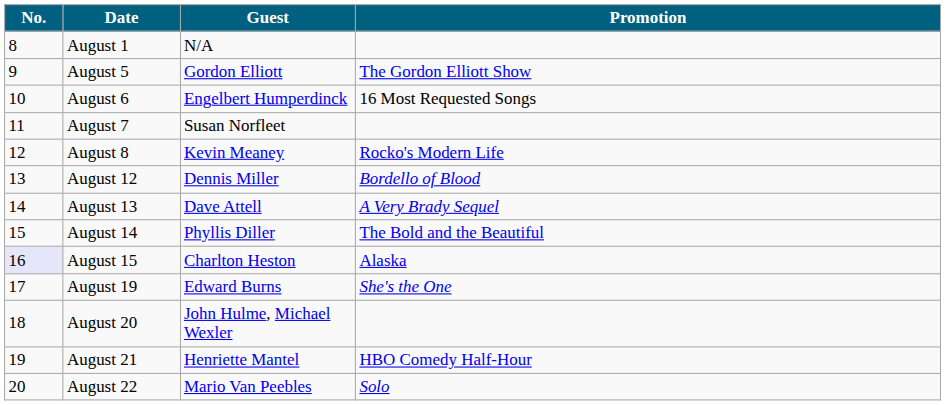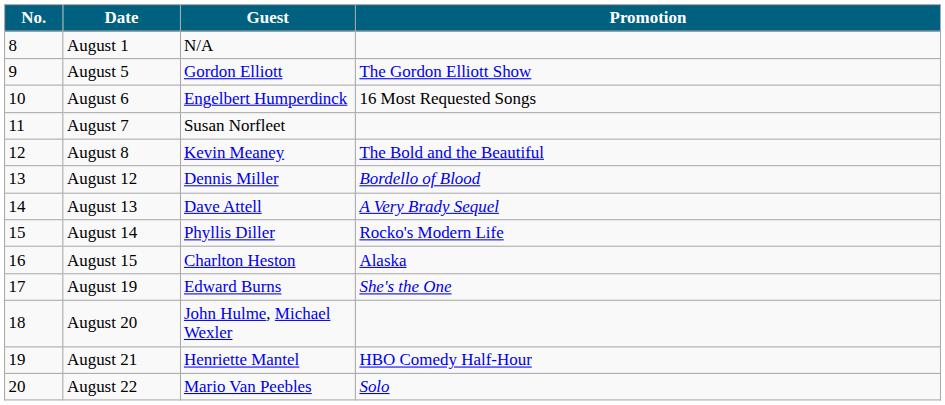(432, 152) Rocko's Modern Life -> (452, 152) The Bold and the Beautiful
(452, 233) The Bold and the Beautiful -> (432, 233) Rocko's Modern Life
(17, 260) lavender background -> (17, 260) no background
